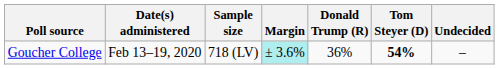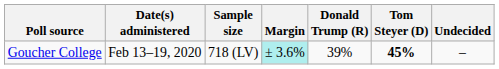(340, 52) 36% -> (340, 52) 39%
(401, 52) 54% -> (401, 52) 45%
